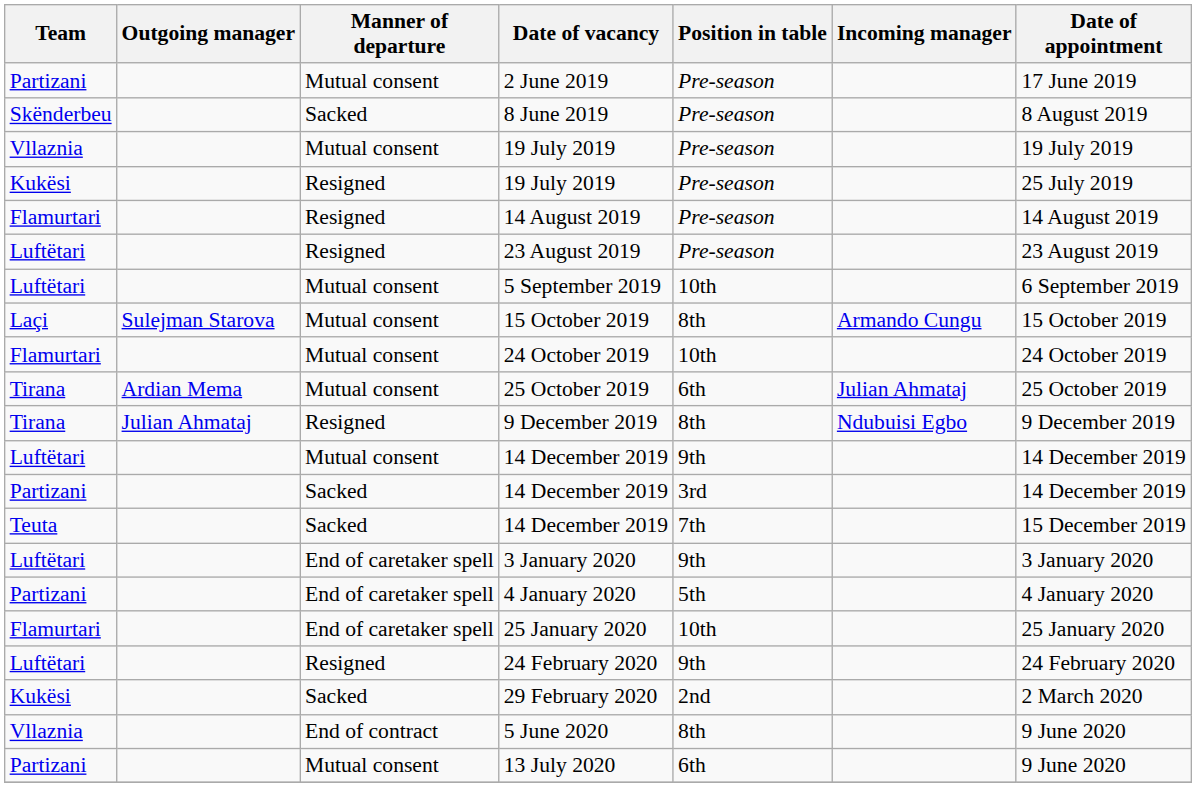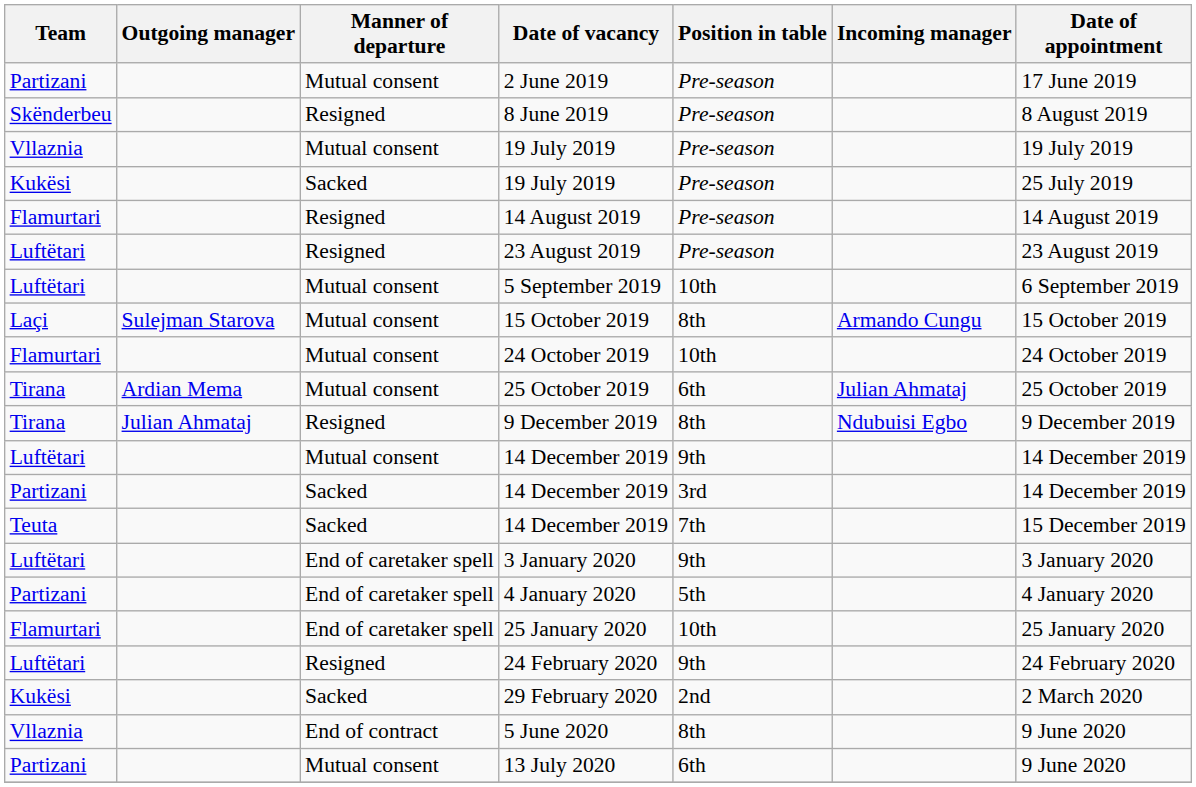(336, 114) Sacked -> (345, 114) Resigned
(345, 182) Resigned -> (336, 182) Sacked
